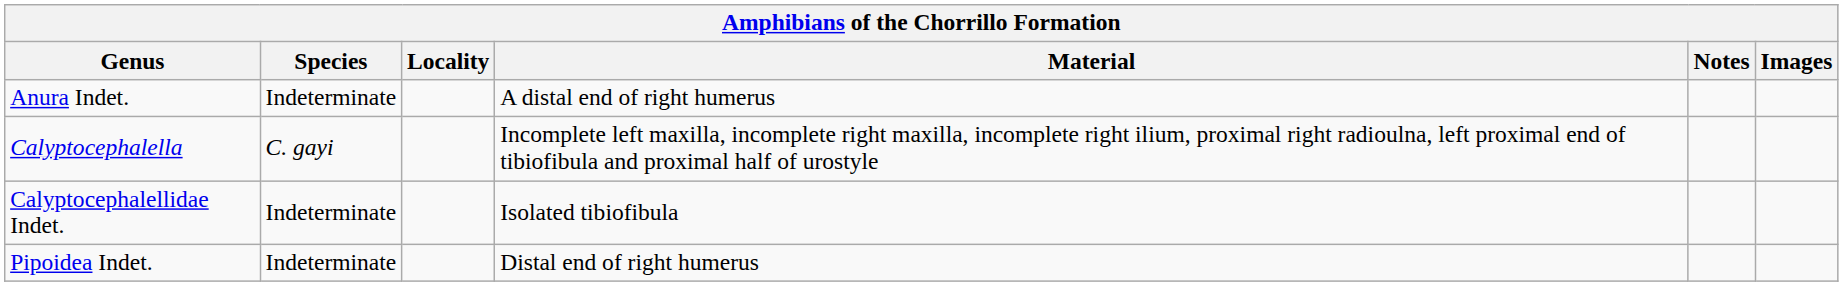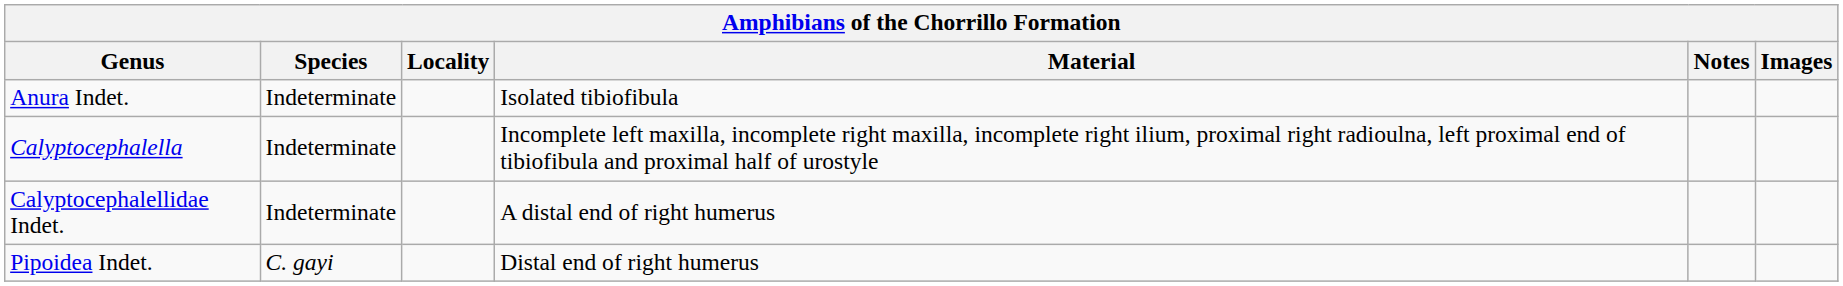(638, 97) A distal end of right humerus -> (589, 97) Isolated tibiofibula
(300, 148) C. gayi -> (331, 148) Indeterminate
(589, 212) Isolated tibiofibula -> (638, 212) A distal end of right humerus
(331, 262) Indeterminate -> (300, 262) C. gayi
